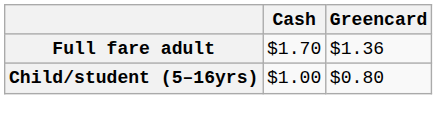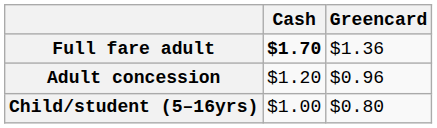(294, 49) normal -> (294, 49) bold
+ row: (134, 78)
